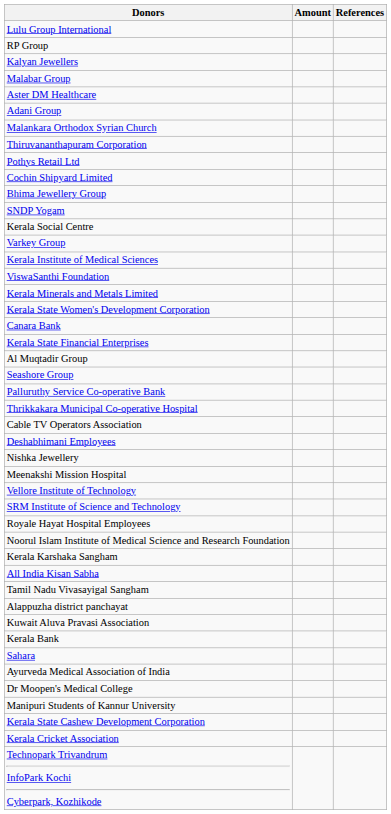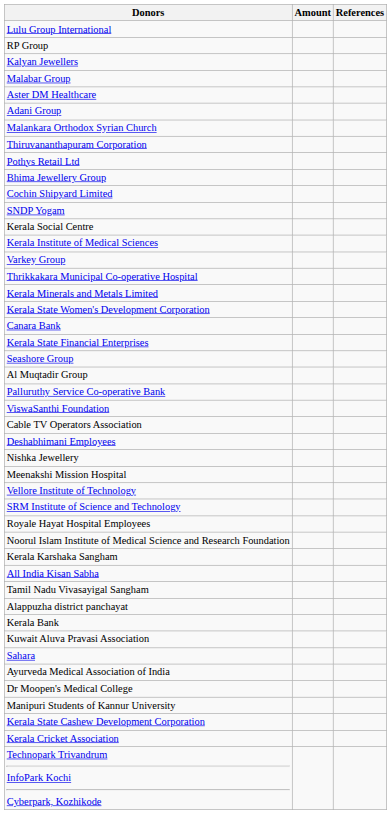rows swapped: (56, 194) <-> (60, 177)
rows swapped: (36, 243) <-> (82, 260)
rows swapped: (58, 276) <-> (102, 408)
rows swapped: (40, 375) <-> (47, 359)
rows swapped: (78, 623) <-> (33, 639)
